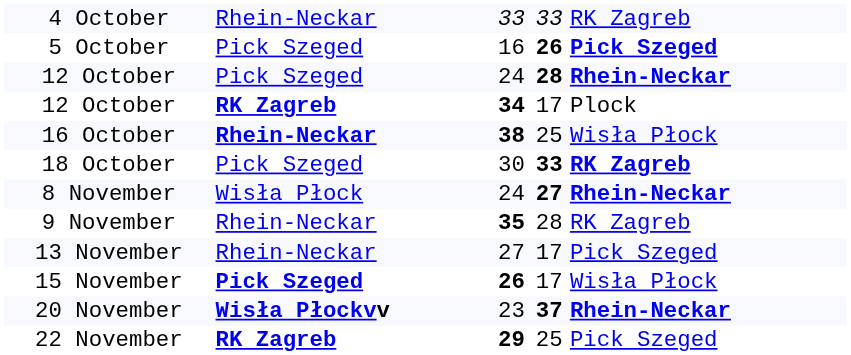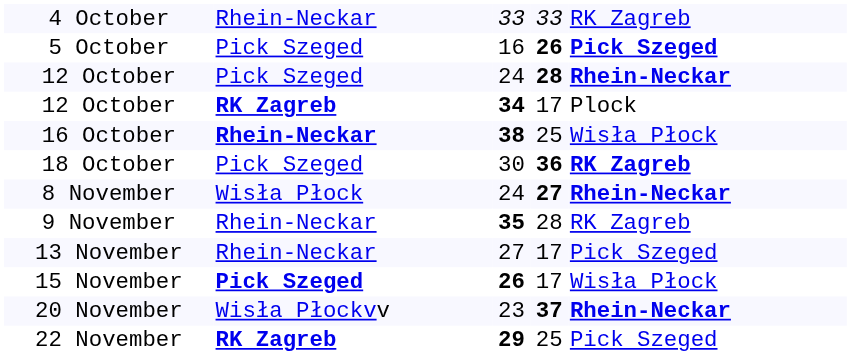(549, 165) 33 -> (549, 165) 36
(303, 311) bold -> (303, 311) normal
